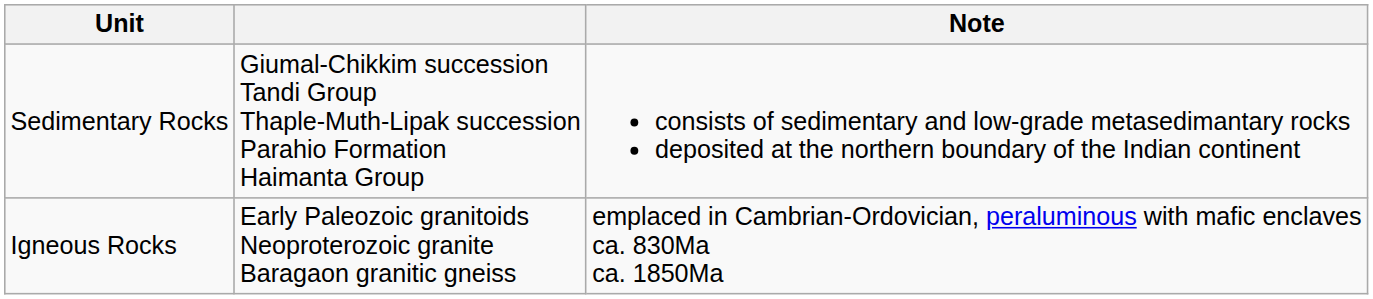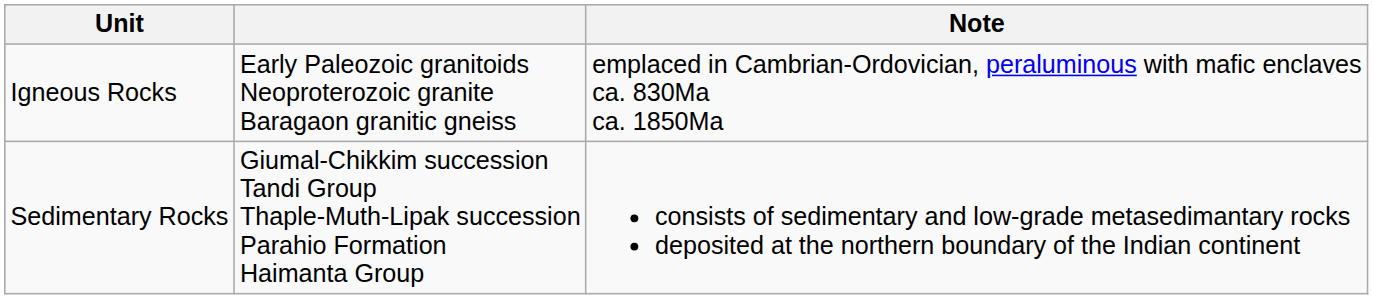rows swapped: (119, 120) <-> (94, 245)
